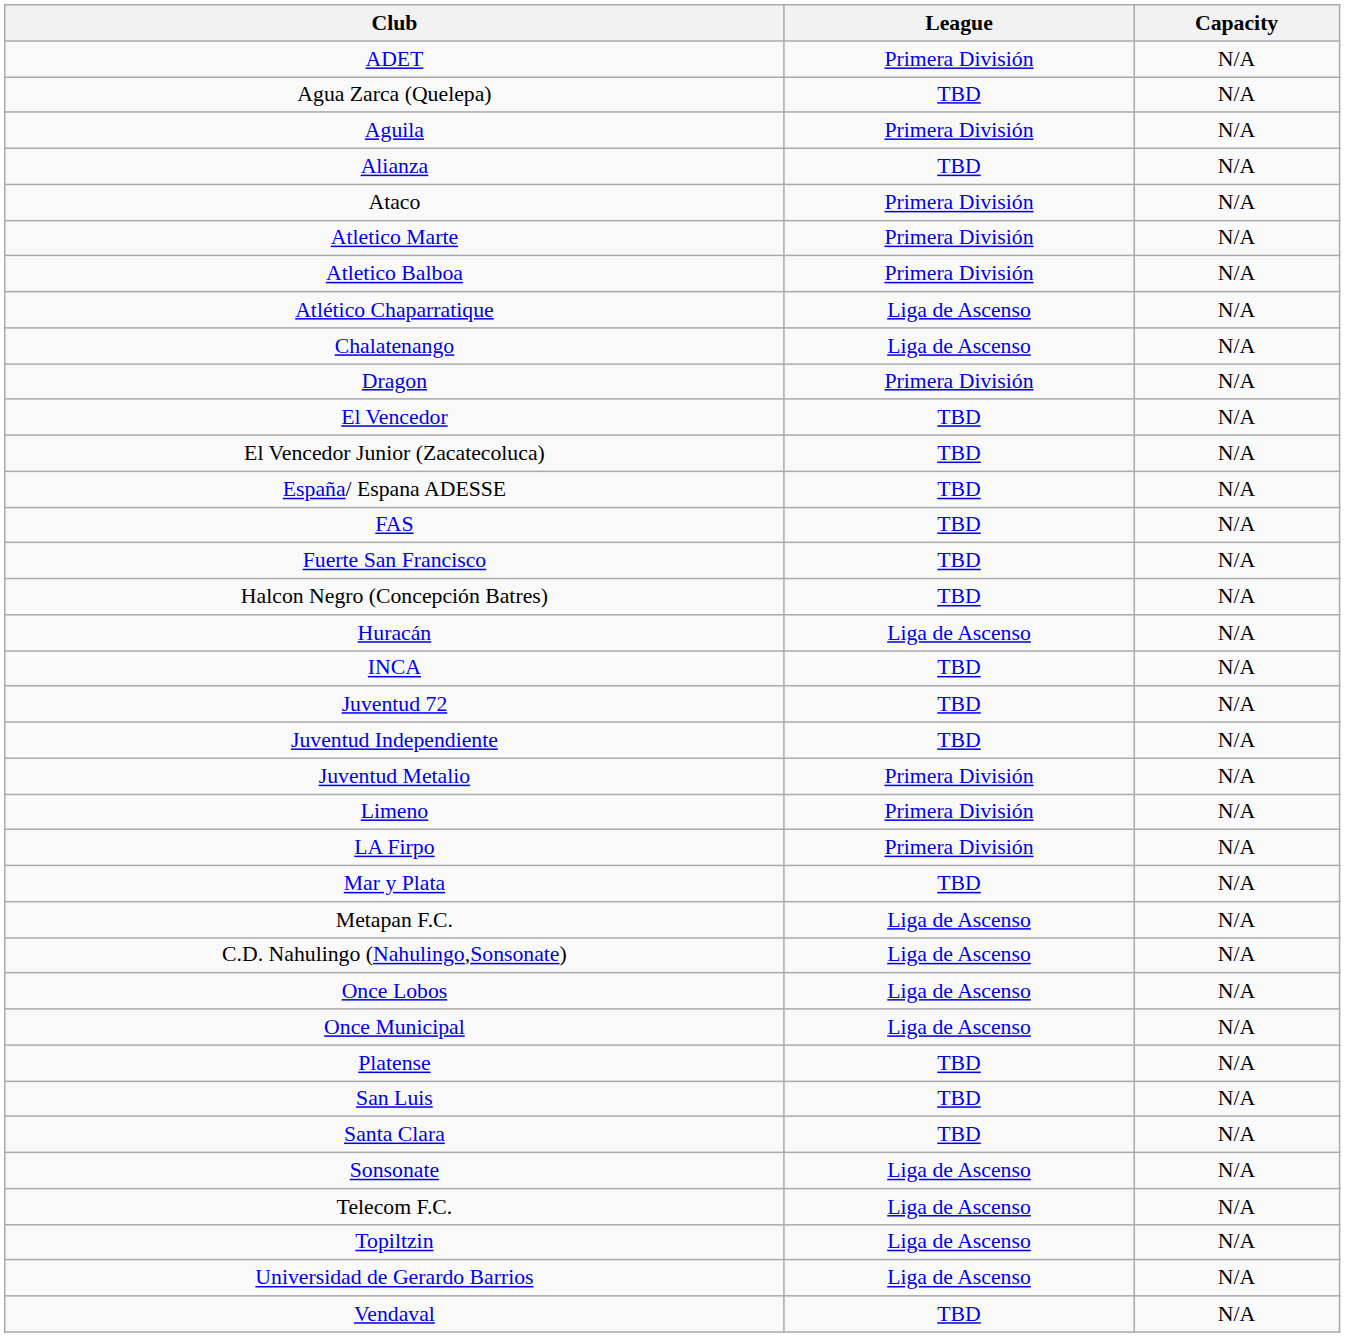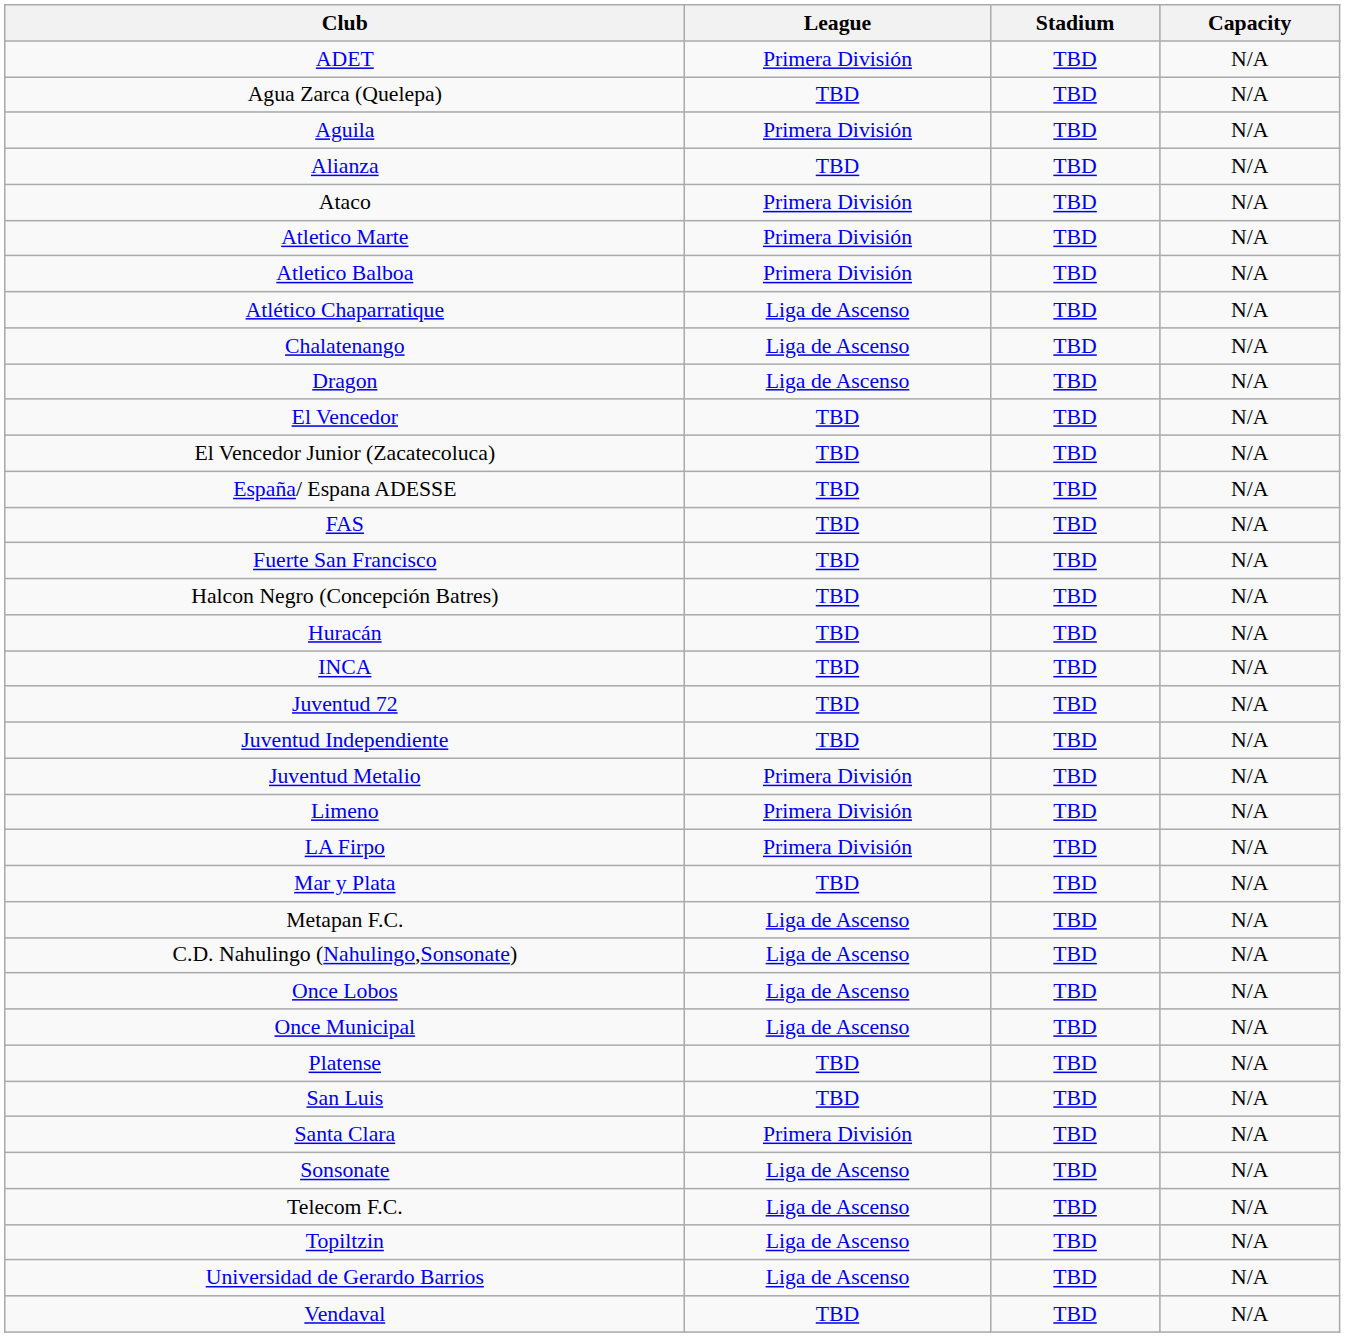+ column: (1075, 22)
(959, 381) Primera División -> (837, 381) Liga de Ascenso
(959, 632) Liga de Ascenso -> (837, 632) TBD
(959, 1134) TBD -> (837, 1134) Primera División
